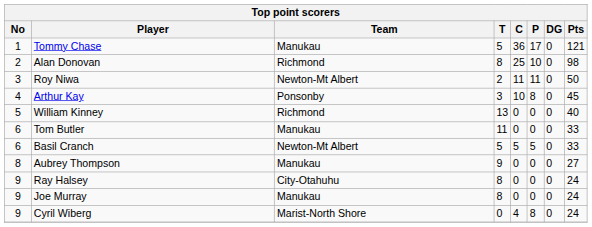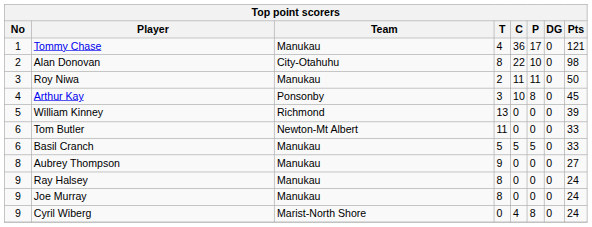(499, 46) 5 -> (499, 46) 4
(301, 63) Richmond -> (308, 63) City-Otahuhu
(519, 63) 25 -> (519, 63) 22
(317, 79) Newton-Mt Albert -> (299, 79) Manukau
(573, 113) 40 -> (573, 113) 39
(299, 130) Manukau -> (317, 130) Newton-Mt Albert
(317, 146) Newton-Mt Albert -> (299, 146) Manukau
(308, 180) City-Otahuhu -> (299, 180) Manukau
